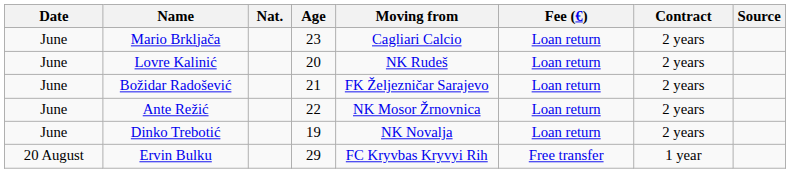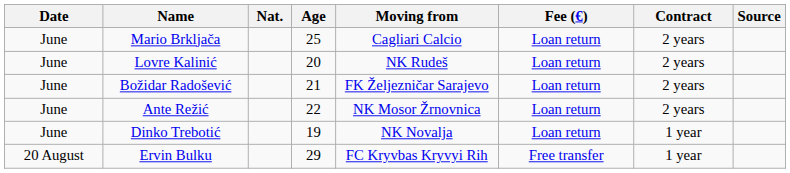(313, 39) 23 -> (313, 39) 25
(683, 132) 2 years -> (683, 132) 1 year
